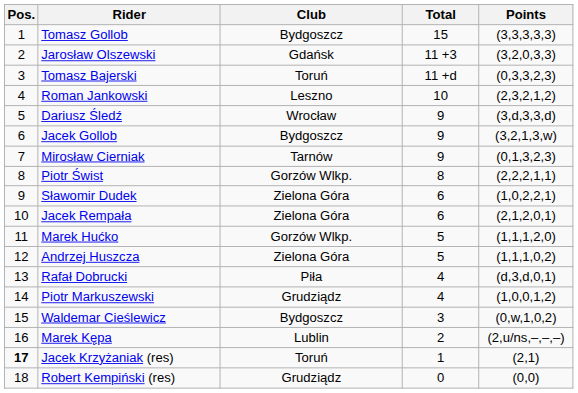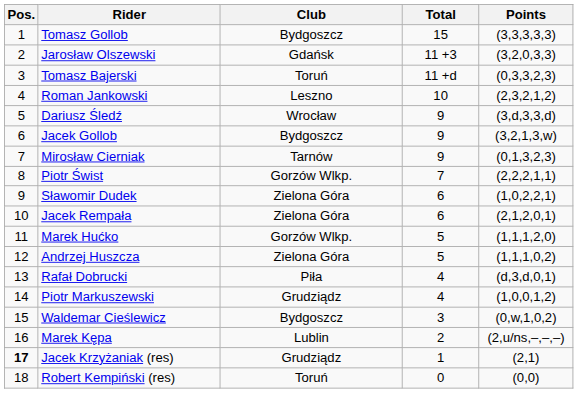(441, 176) 8 -> (441, 176) 7
(311, 358) Toruń -> (311, 358) Grudziądz
(311, 378) Grudziądz -> (311, 378) Toruń
